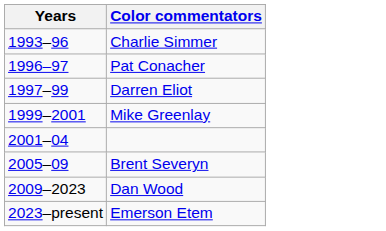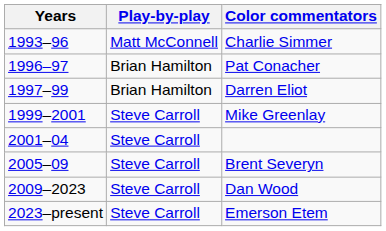+ column: (164, 16)
